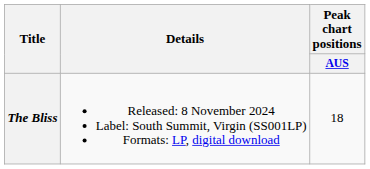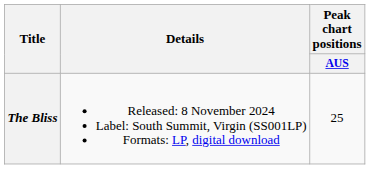(337, 118) 18 -> (337, 118) 25
